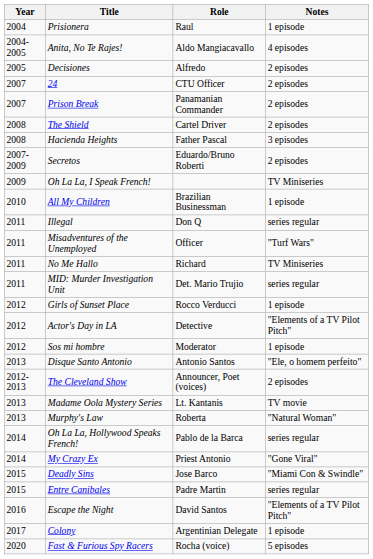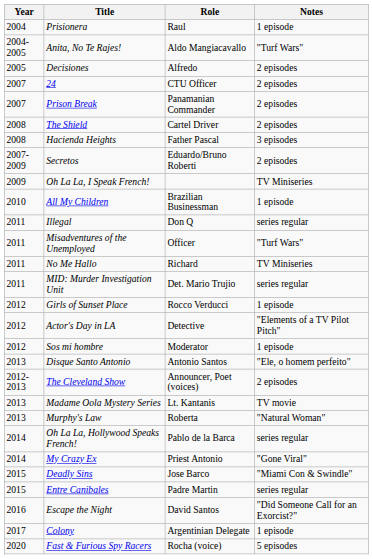(288, 47) 4 episodes -> (280, 47) "Turf Wars"
(314, 510) "Elements of a TV Pilot Pitch" -> (307, 510) "Did Someone Call for an Exorcist?"
